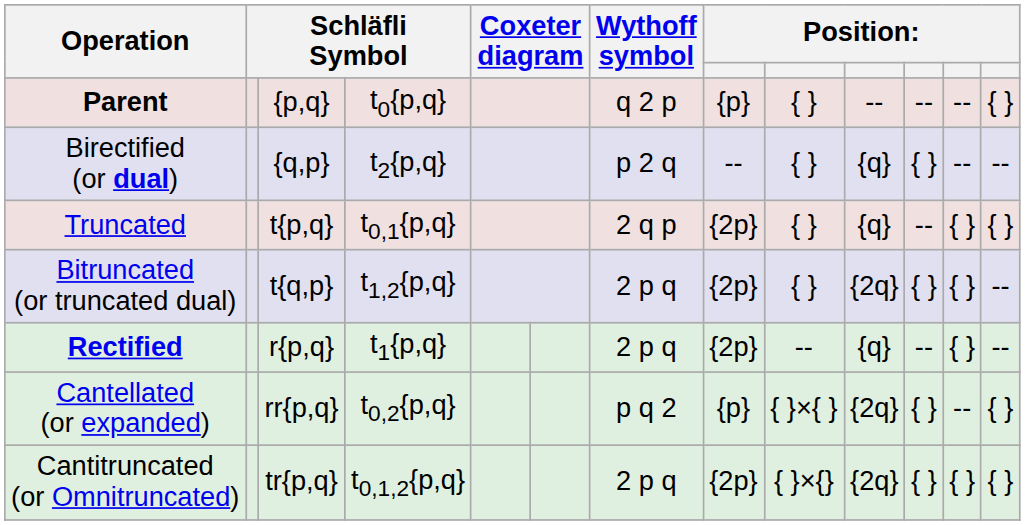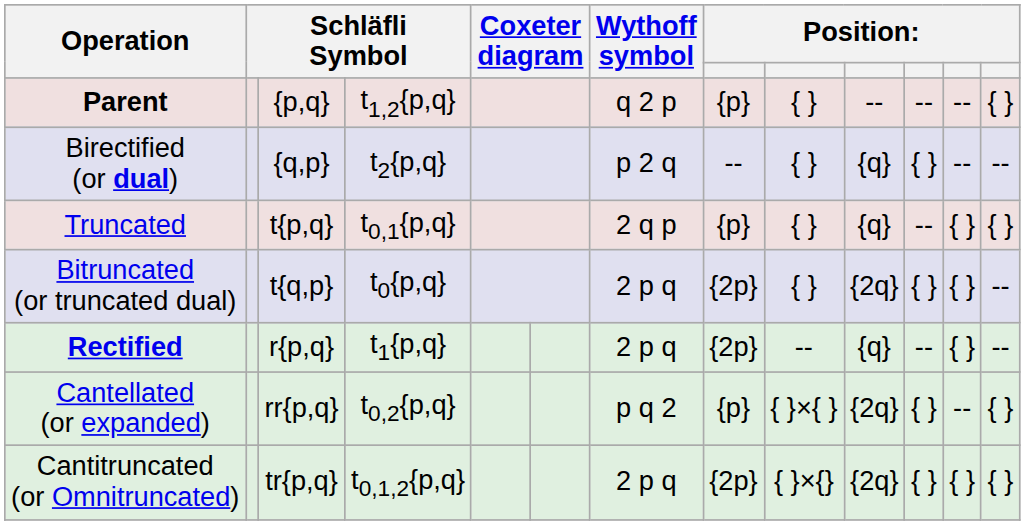(408, 103) t0{p,q} -> (408, 103) t1,2{p,q}
(733, 224) {2p} -> (733, 224) {p}
(408, 286) t1,2{p,q} -> (408, 286) t0{p,q}
